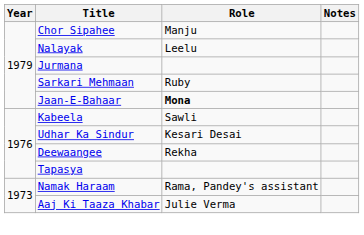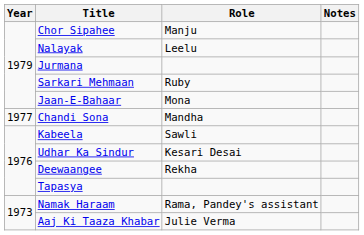(178, 100) bold -> (178, 100) normal
+ row: (73, 117)
